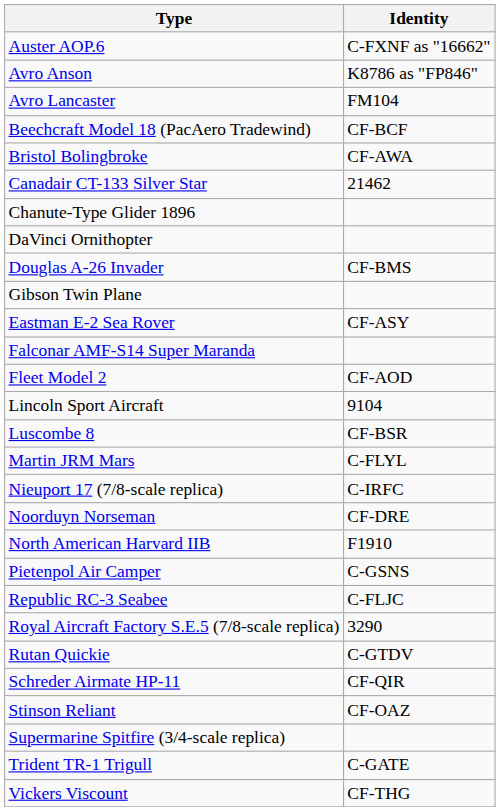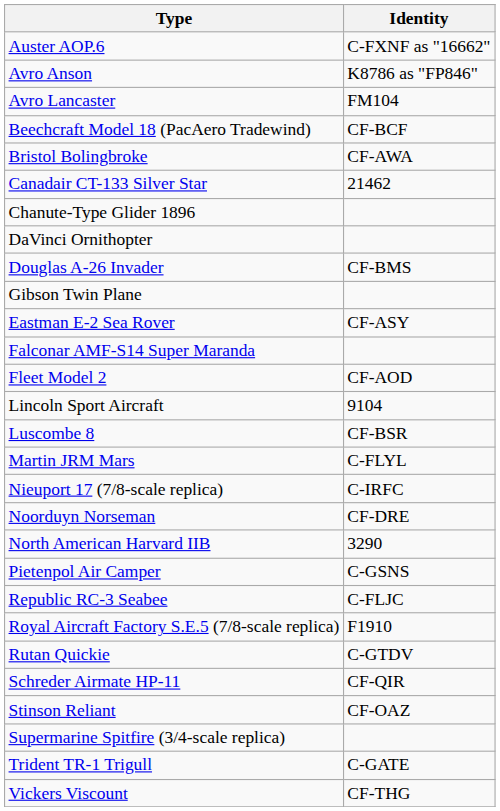(370, 543) F1910 -> (365, 543) 3290
(365, 626) 3290 -> (370, 626) F1910
